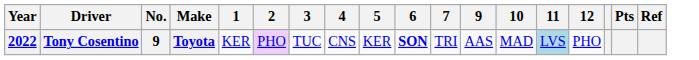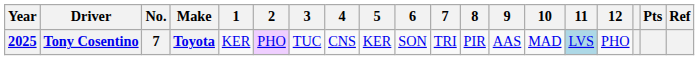+ column: (475, 16)
(22, 41) 2022 -> (22, 41) 2025
(156, 41) 9 -> (156, 41) 7
(413, 41) bold -> (413, 41) normal
